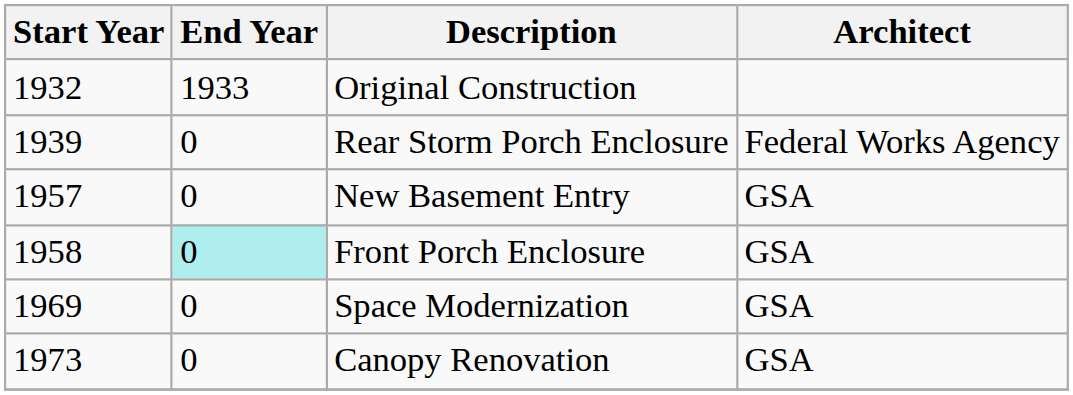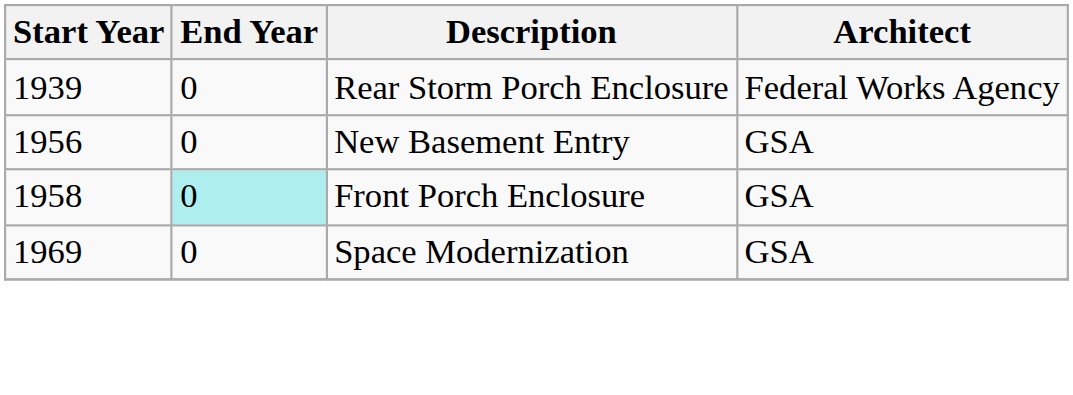- row: (485, 86)
(48, 196) 1957 -> (48, 141) 1956
- row: (472, 360)
